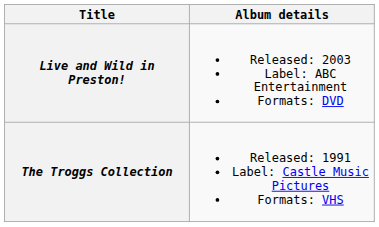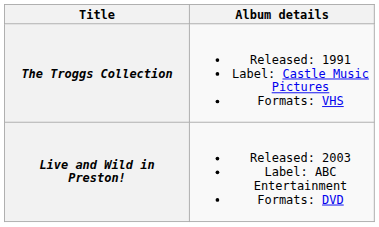rows swapped: (97, 172) <-> (97, 73)
